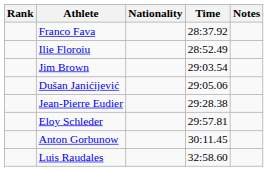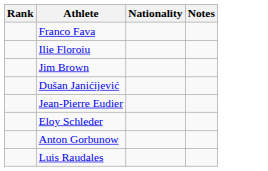- column: (208, 13)
